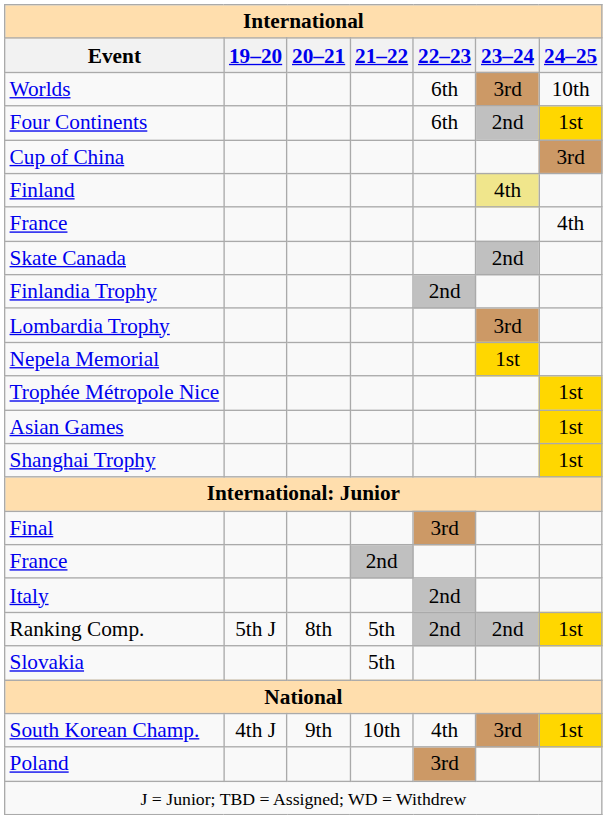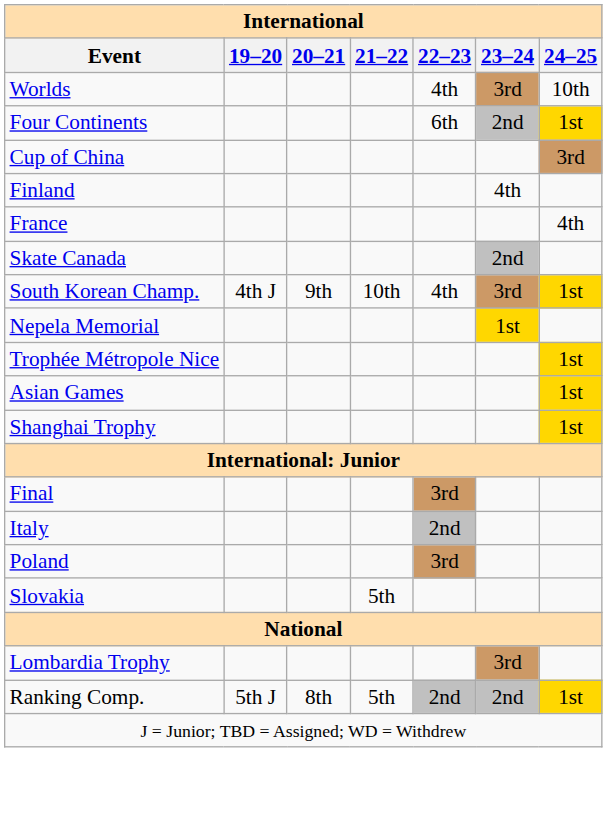(445, 88) 6th -> (445, 88) 4th
(508, 190) khaki background -> (508, 190) no background
- row: (83, 291)
rows swapped: (90, 325) <-> (104, 730)
- row: (39, 561)
rows swapped: (39, 763) <-> (77, 628)
